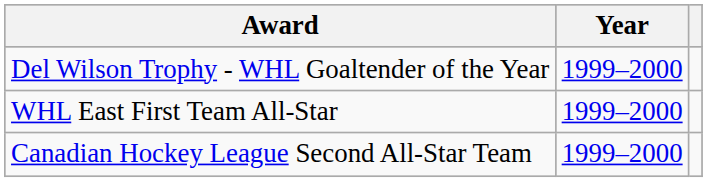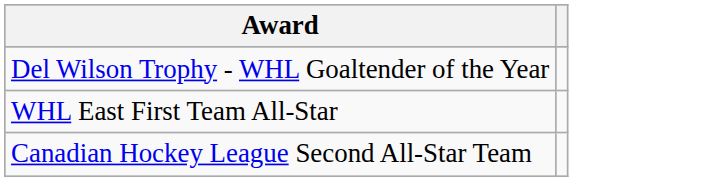- column: (622, 25)
